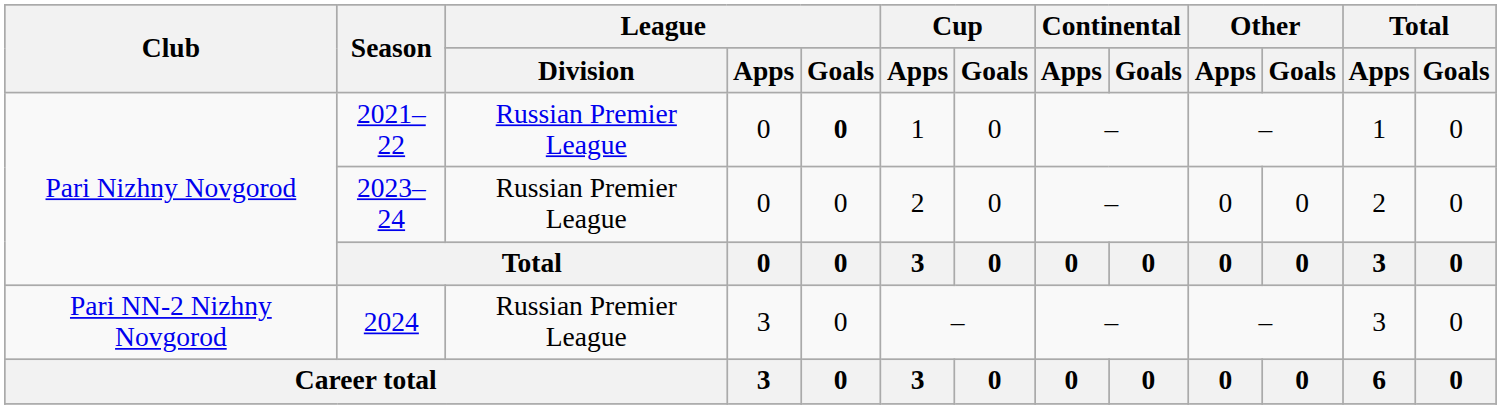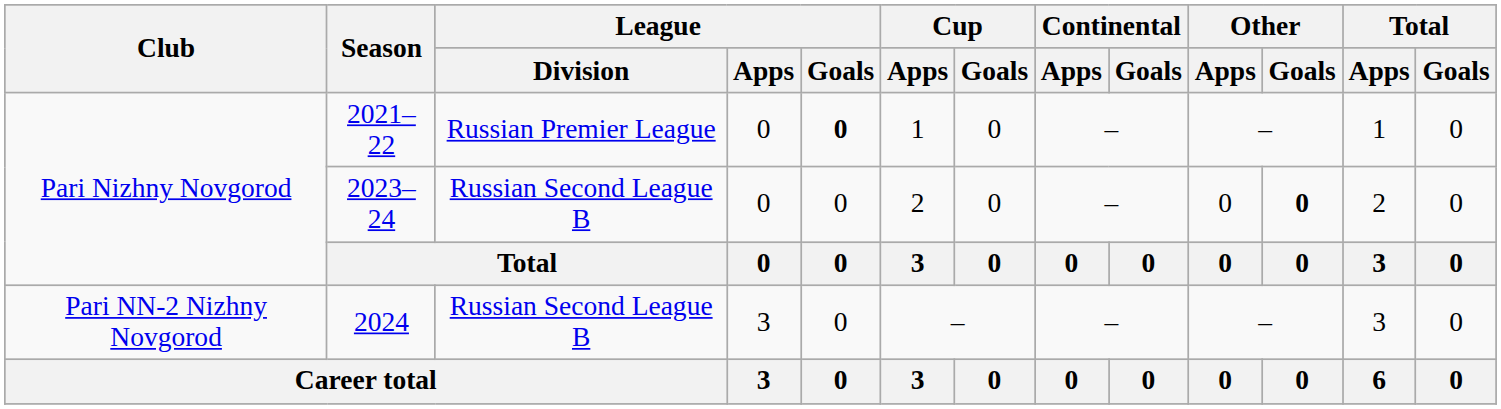(586, 203) Russian Premier League -> (581, 203) Russian Second League B
(1302, 203) normal -> (1302, 203) bold
(586, 321) Russian Premier League -> (581, 321) Russian Second League B
